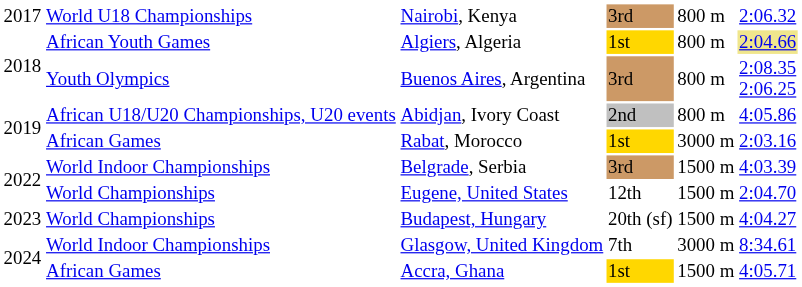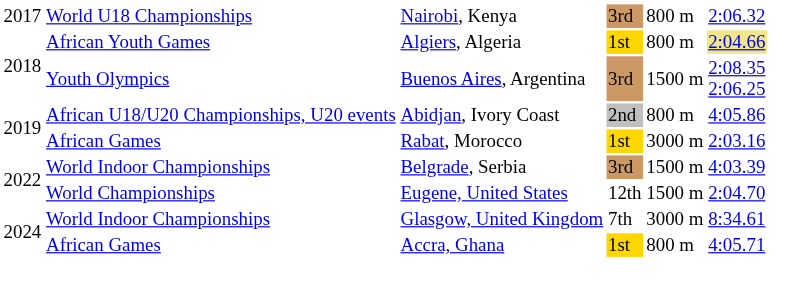(701, 78) 800 m -> (675, 78) 1500 m
- row: (473, 219)
(706, 270) 1500 m -> (670, 244) 800 m
